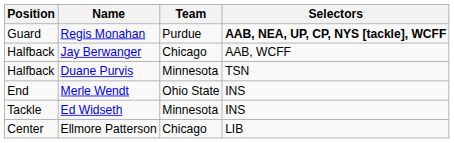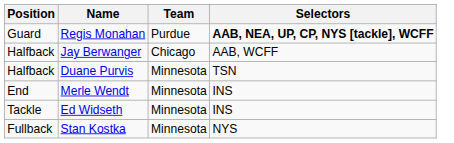(191, 91) Ohio State -> (179, 91) Minnesota
- row: (109, 129)
+ row: (93, 129)
